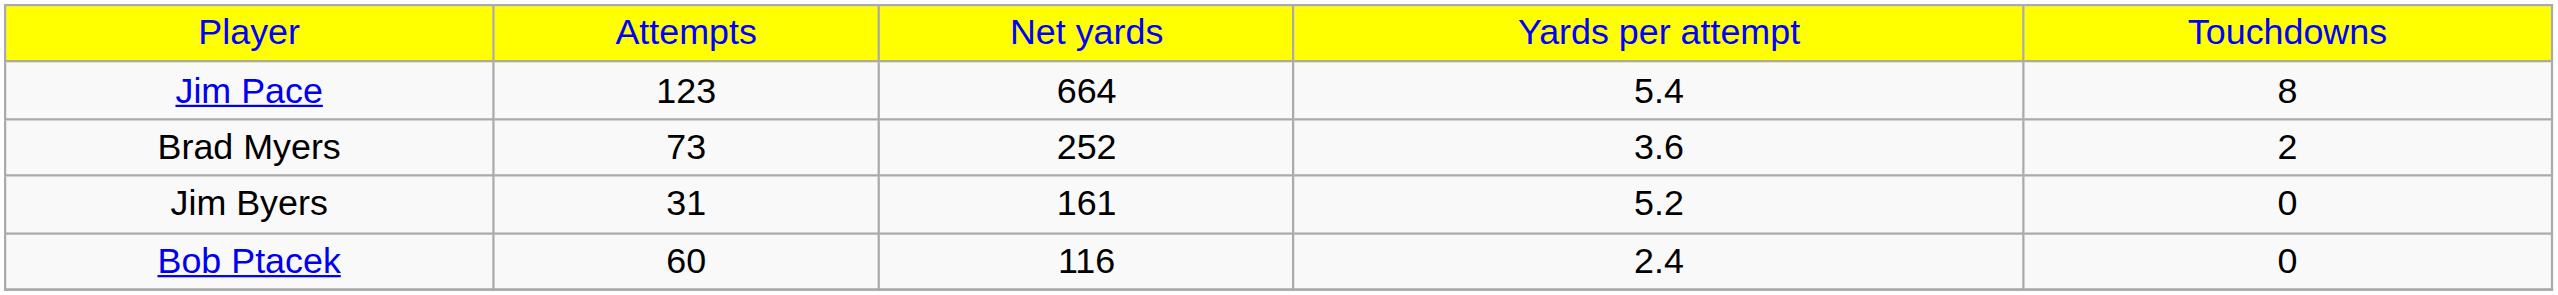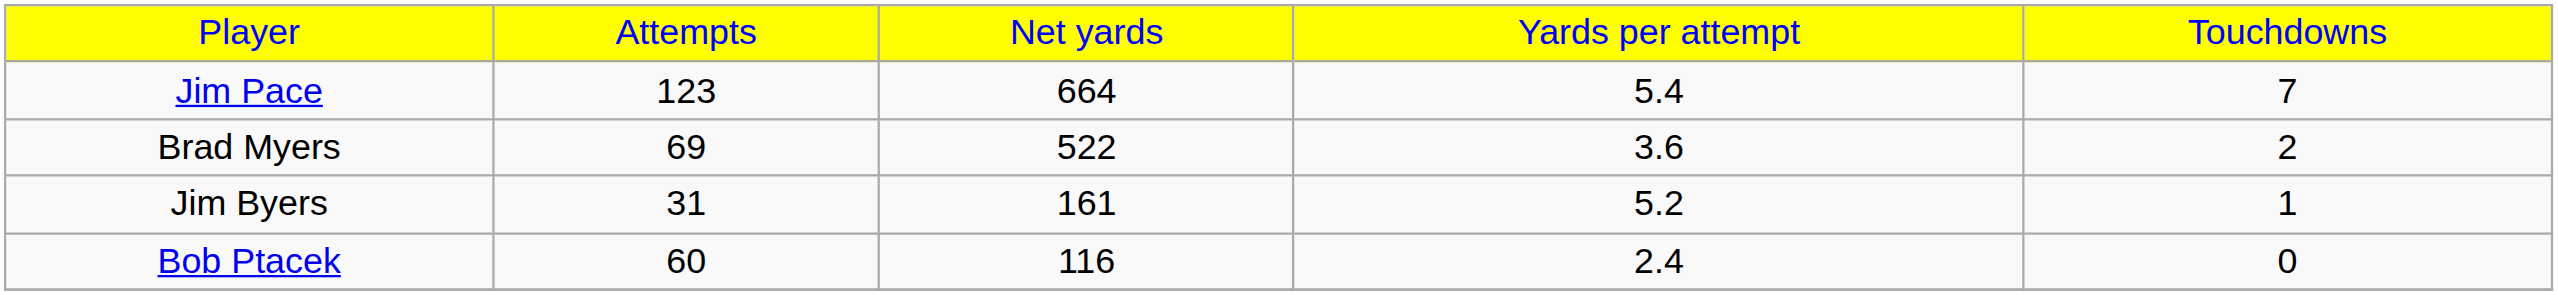(2287, 89) 8 -> (2287, 89) 7
(686, 146) 73 -> (686, 146) 69
(1087, 146) 252 -> (1087, 146) 522
(2287, 203) 0 -> (2287, 203) 1
